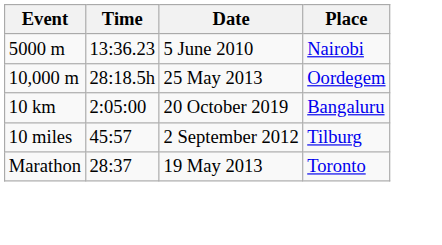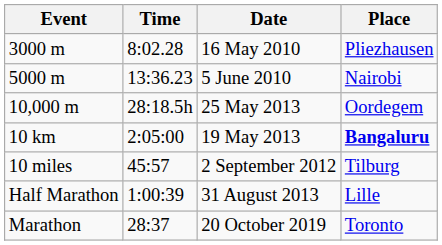+ row: (37, 48)
(226, 107) 20 October 2019 -> (251, 136) 19 May 2013
(346, 107) normal -> (387, 136) bold
+ row: (64, 195)
(213, 166) 19 May 2013 -> (264, 225) 20 October 2019
